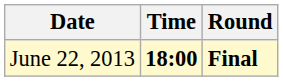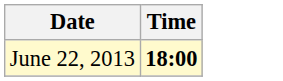- column: (240, 22)
